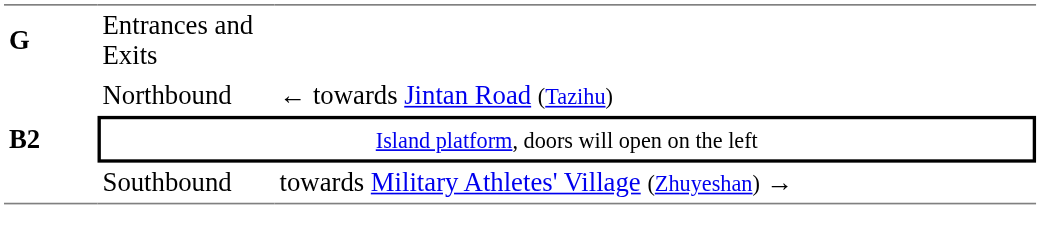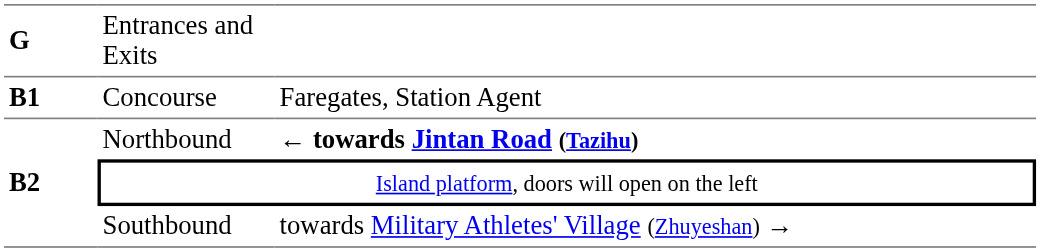+ row: (160, 97)
(446, 95) normal -> (459, 138) bold
